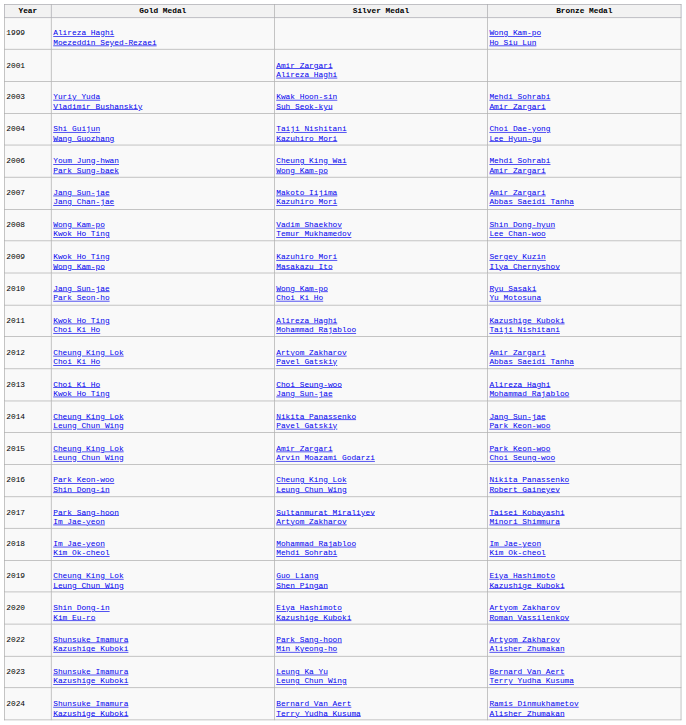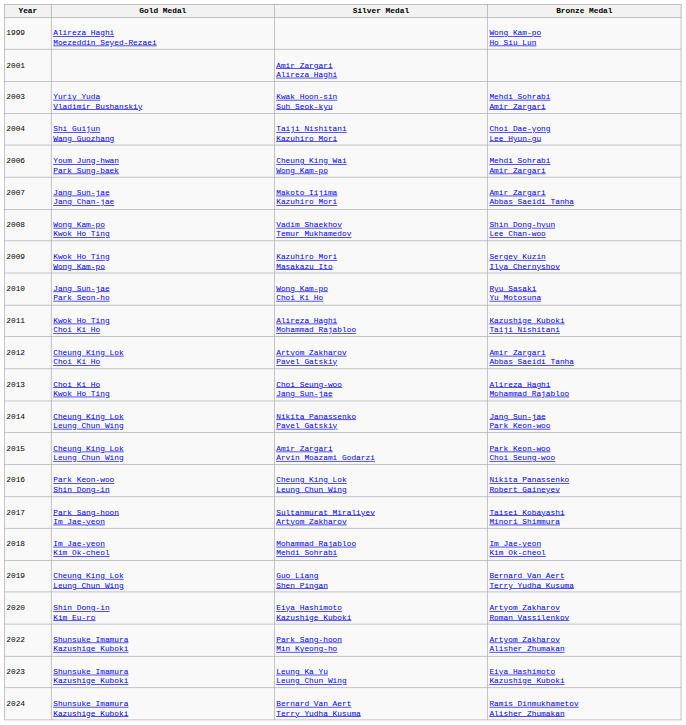(527, 581) Eiya Hashimoto Kazushige Kuboki -> (532, 581) Bernard Van Aert Terry Yudha Kusuma
(532, 676) Bernard Van Aert Terry Yudha Kusuma -> (527, 676) Eiya Hashimoto Kazushige Kuboki
